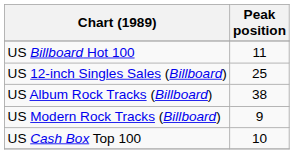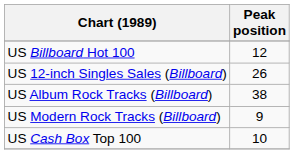(259, 52) 11 -> (259, 52) 12
(259, 73) 25 -> (259, 73) 26
